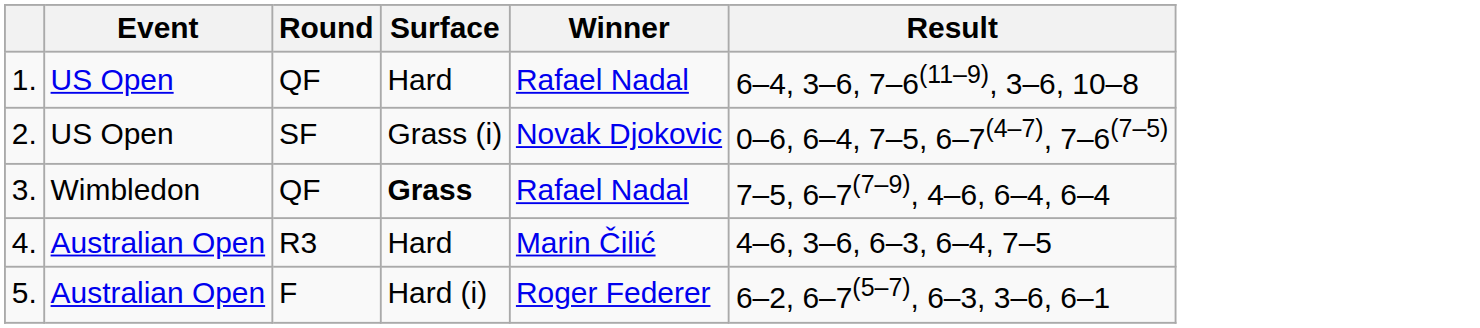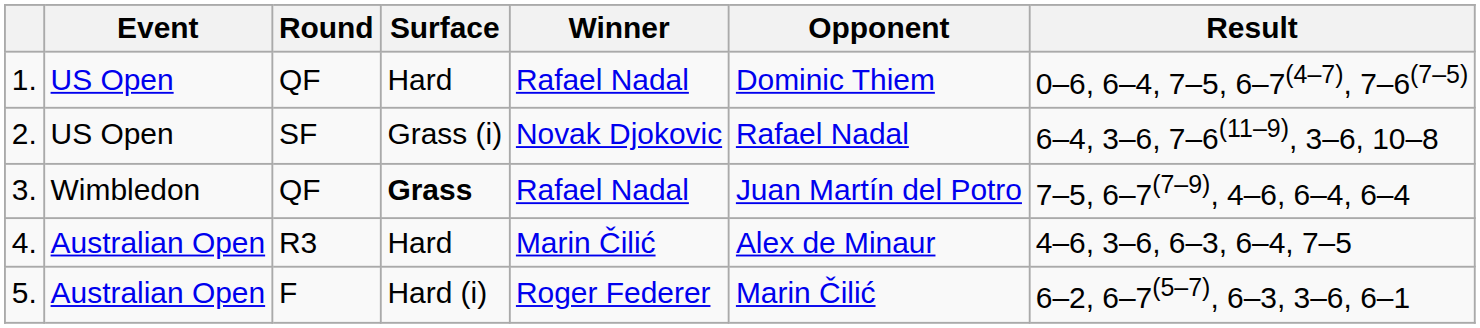+ column: (879, 28)
(937, 79) 6–4, 3–6, 7–6(11–9), 3–6, 10–8 -> (1252, 79) 0–6, 6–4, 7–5, 6–7(4–7), 7–6(7–5)
(952, 135) 0–6, 6–4, 7–5, 6–7(4–7), 7–6(7–5) -> (1237, 135) 6–4, 3–6, 7–6(11–9), 3–6, 10–8
